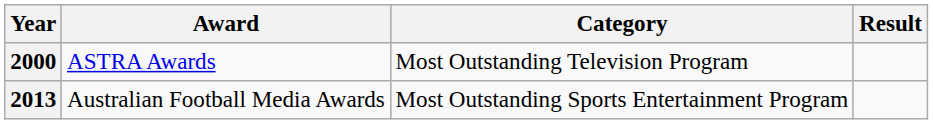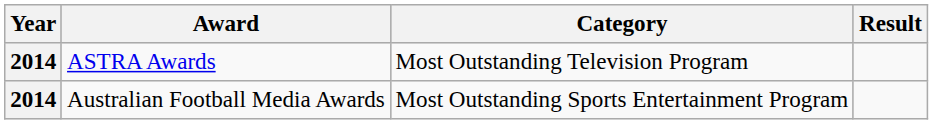(33, 61) 2000 -> (33, 61) 2014
(33, 99) 2013 -> (33, 99) 2014
